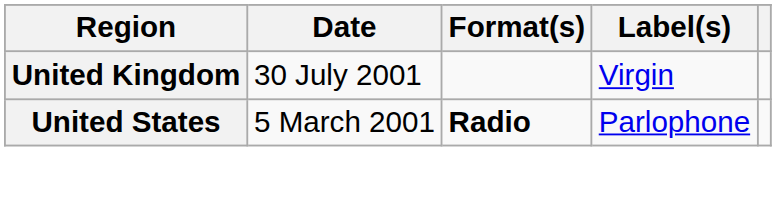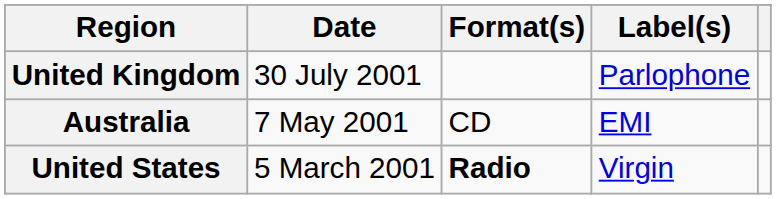(636, 74) Virgin -> (674, 74) Parlophone
+ row: (126, 121)
(674, 121) Parlophone -> (636, 168) Virgin
